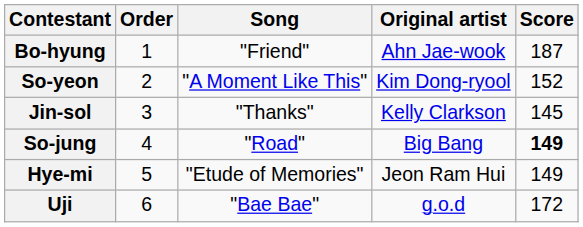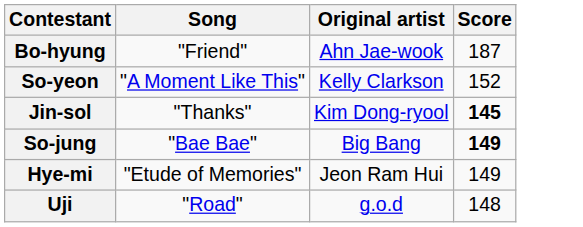- column: (147, 19)
(443, 81) Kim Dong-ryool -> (381, 81) Kelly Clarkson
(443, 112) Kelly Clarkson -> (381, 112) Kim Dong-ryool
(547, 112) normal -> (485, 112) bold
(275, 143) "Road" -> (213, 143) "Bae Bae"
(275, 205) "Bae Bae" -> (213, 205) "Road"
(547, 205) 172 -> (485, 205) 148
